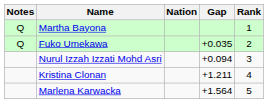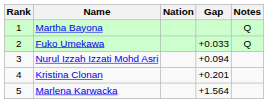columns swapped: (249, 12) <-> (20, 12)
(217, 43) +0.035 -> (214, 43) +0.033
(217, 75) +1.211 -> (214, 75) +0.201
